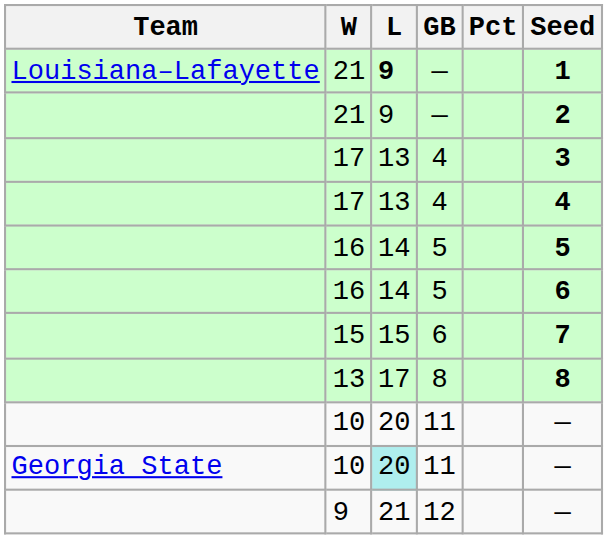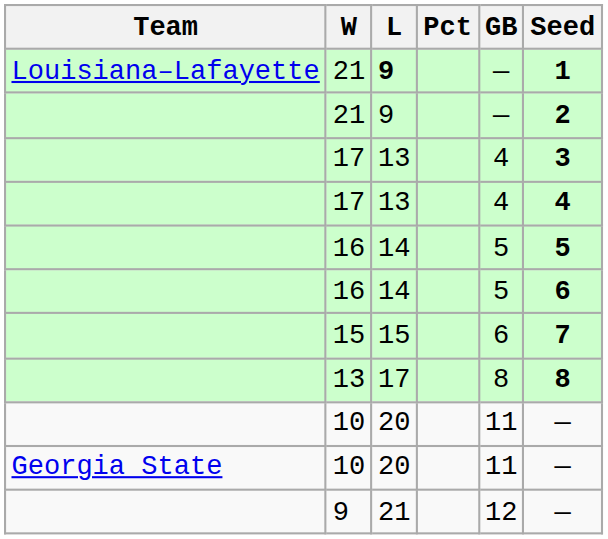columns swapped: (493, 27) <-> (440, 27)
(394, 468) paleturquoise background -> (394, 468) no background
